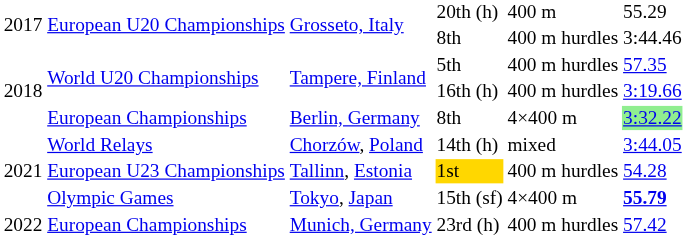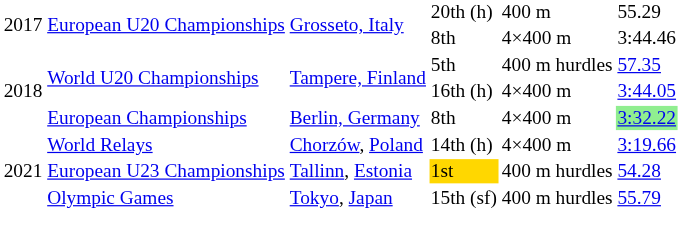(563, 38) 400 m hurdles -> (537, 38) 4×400 m
(563, 91) 400 m hurdles -> (537, 91) 4×400 m
(652, 91) 3:19.66 -> (647, 91) 3:44.05
(532, 144) mixed -> (537, 144) 4×400 m
(652, 144) 3:44.05 -> (647, 144) 3:19.66
(542, 197) 4×400 m -> (557, 197) 400 m hurdles
(645, 197) bold -> (639, 197) normal
- row: (361, 224)
